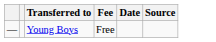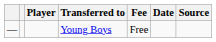+ column: (41, 12)
